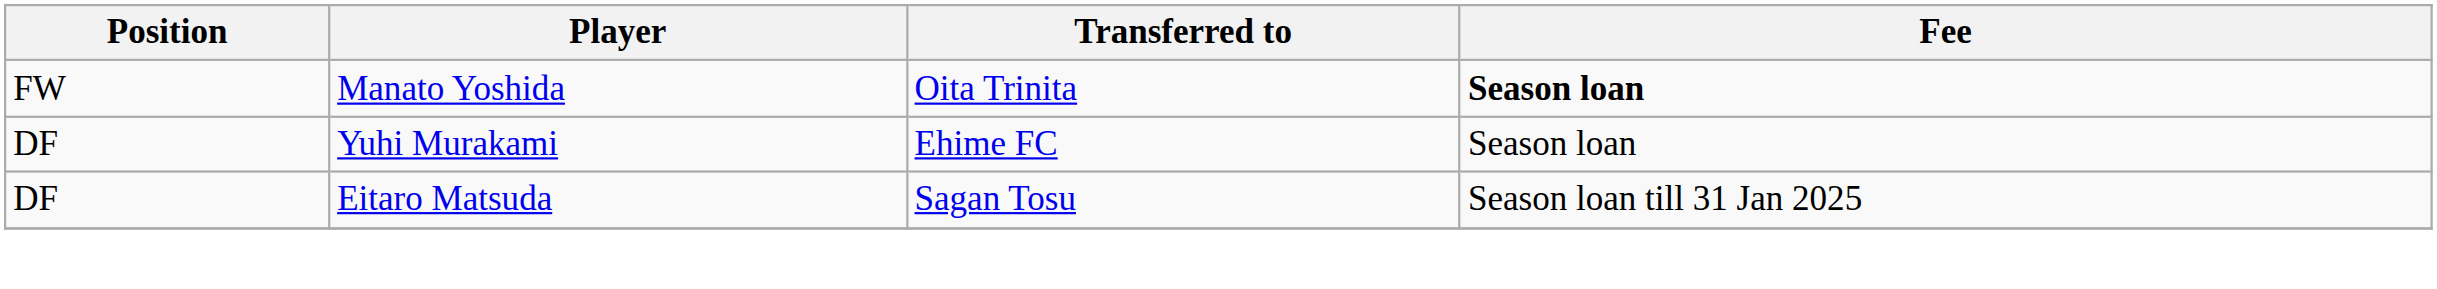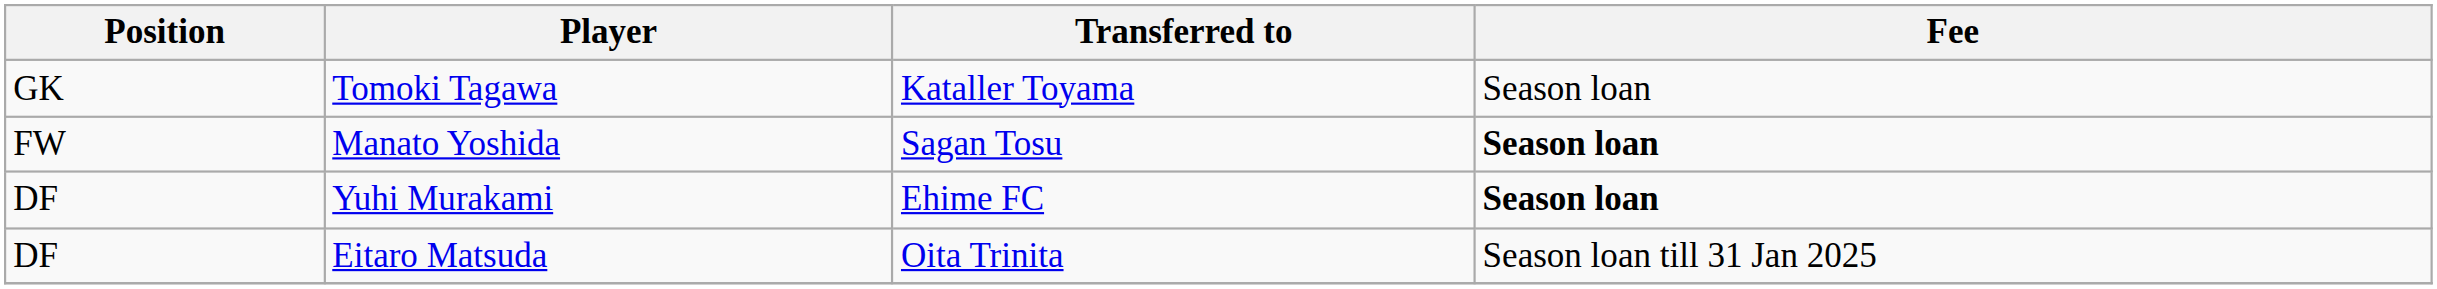+ row: (445, 87)
(996, 87) Oita Trinita -> (982, 143) Sagan Tosu
(1552, 143) normal -> (1571, 198) bold
(995, 198) Sagan Tosu -> (982, 254) Oita Trinita
